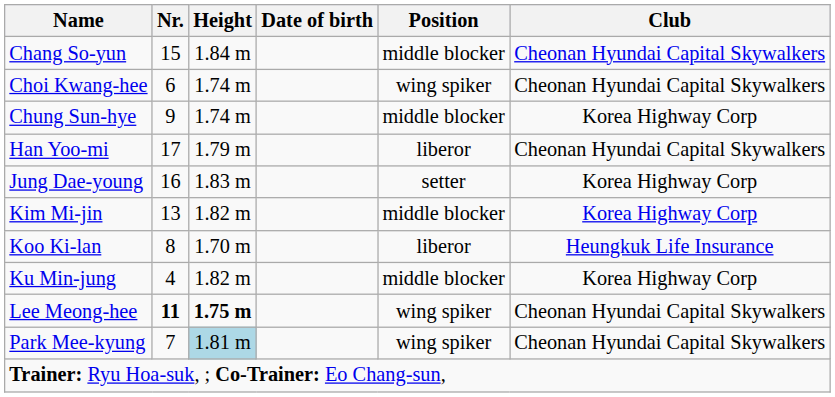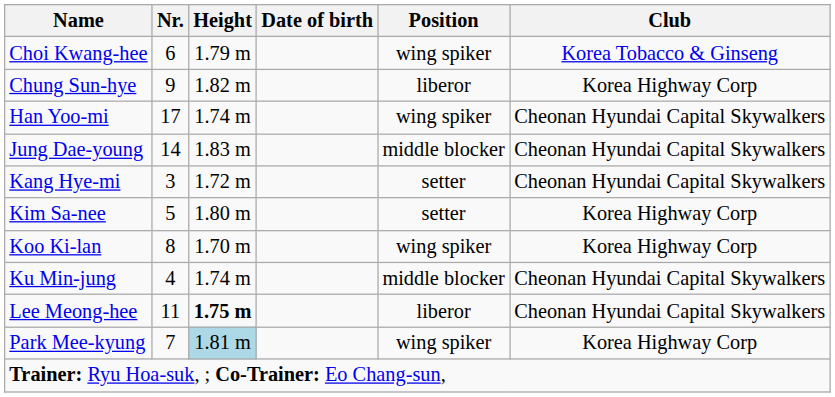- row: (68, 52)
(223, 85) 1.74 m -> (223, 52) 1.79 m
(670, 85) Cheonan Hyundai Capital Skywalkers -> (670, 52) Korea Tobacco & Ginseng
(223, 117) 1.74 m -> (223, 85) 1.82 m
(444, 117) middle blocker -> (444, 85) liberor
(223, 149) 1.79 m -> (223, 117) 1.74 m
(444, 149) liberor -> (444, 117) wing spiker
(170, 181) 16 -> (170, 149) 14
(444, 181) setter -> (444, 149) middle blocker
(670, 181) Korea Highway Corp -> (670, 149) Cheonan Hyundai Capital Skywalkers
+ row: (65, 181)
- row: (56, 213)
+ row: (58, 213)
(444, 246) liberor -> (444, 246) wing spiker
(670, 246) Heungkuk Life Insurance -> (670, 246) Korea Highway Corp
(223, 278) 1.82 m -> (223, 278) 1.74 m
(670, 278) Korea Highway Corp -> (670, 278) Cheonan Hyundai Capital Skywalkers
(170, 310) bold -> (170, 310) normal
(444, 310) wing spiker -> (444, 310) liberor
(670, 342) Cheonan Hyundai Capital Skywalkers -> (670, 342) Korea Highway Corp
